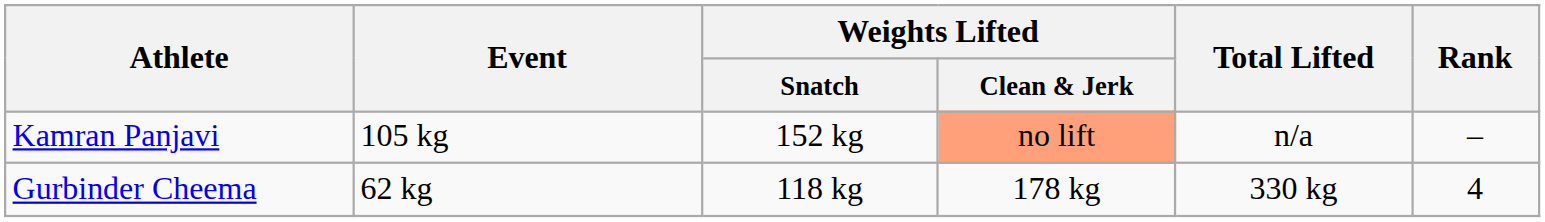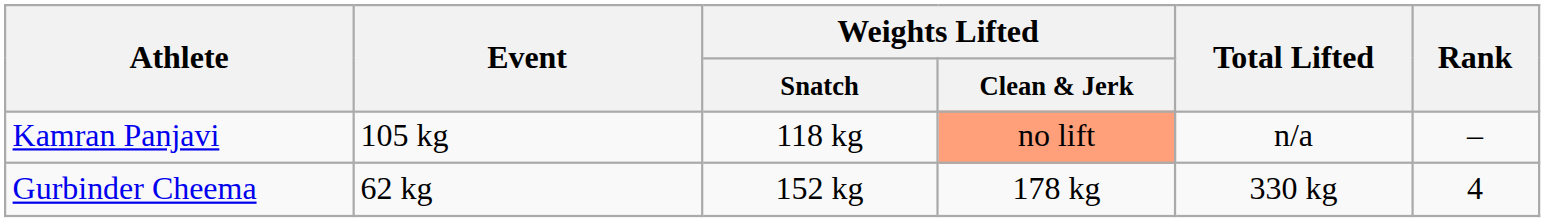(820, 136) 152 kg -> (820, 136) 118 kg
(820, 189) 118 kg -> (820, 189) 152 kg
